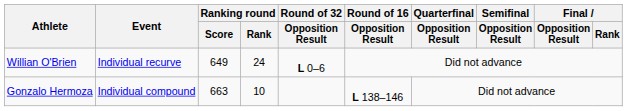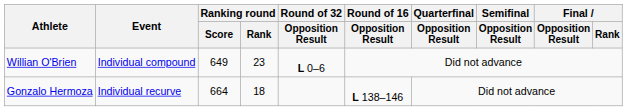(139, 63) Individual recurve -> (147, 63) Individual compound
(259, 63) 24 -> (259, 63) 23
(147, 92) Individual compound -> (139, 92) Individual recurve
(219, 92) 663 -> (219, 92) 664
(259, 92) 10 -> (259, 92) 18
